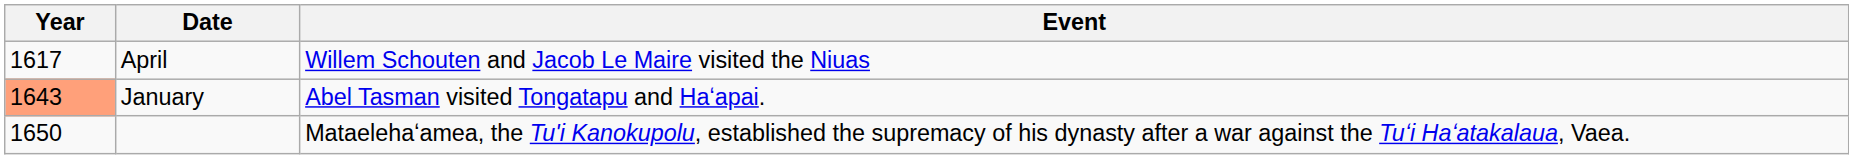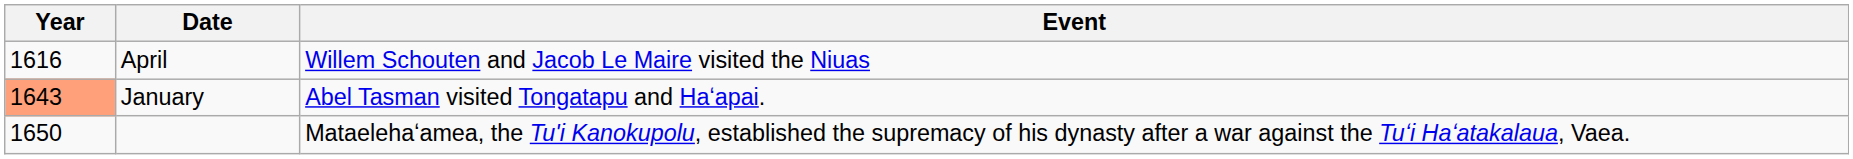(36, 60) 1617 -> (36, 60) 1616
